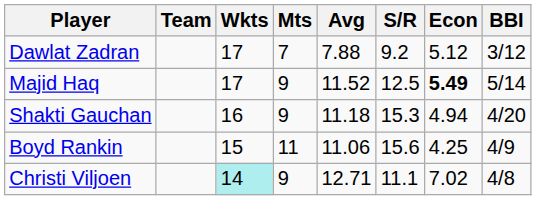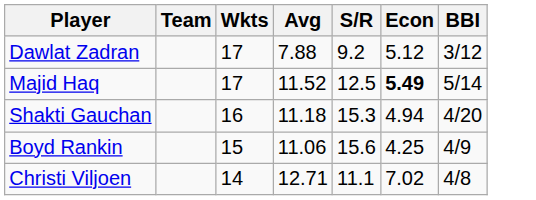- column: (295, 20)
(232, 178) paleturquoise background -> (232, 178) no background
